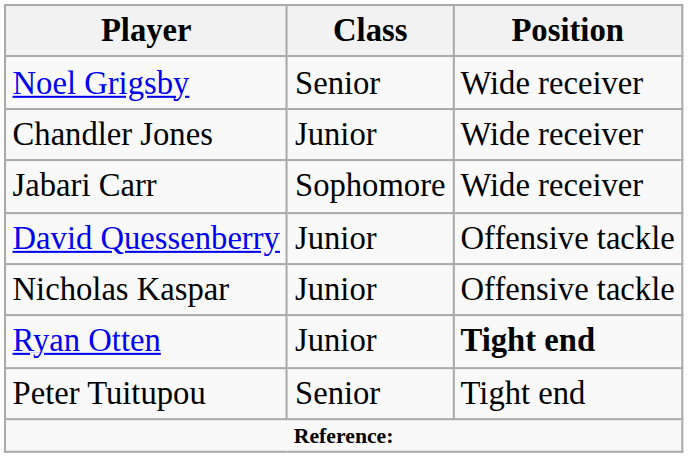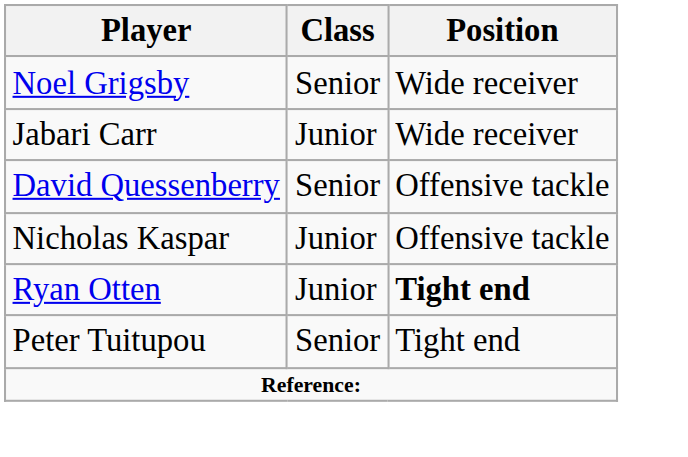- row: (113, 133)
(370, 185) Sophomore -> (336, 133) Junior
(336, 237) Junior -> (338, 185) Senior
